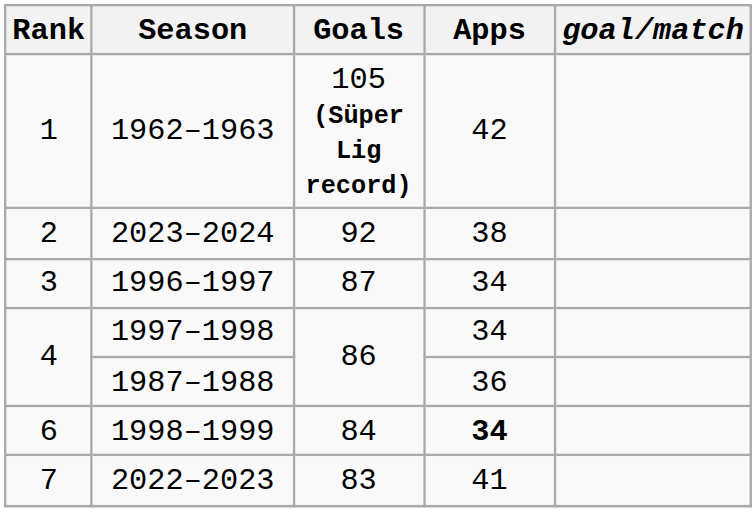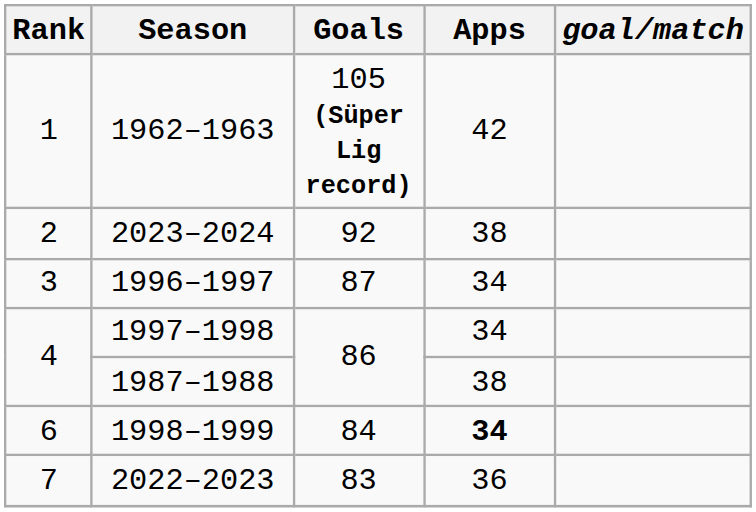(489, 382) 36 -> (489, 382) 38
(489, 480) 41 -> (489, 480) 36
